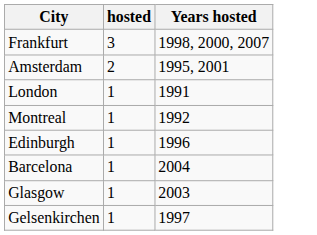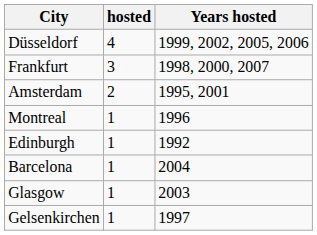+ row: (43, 42)
- row: (33, 92)
(174, 117) 1992 -> (174, 117) 1996
(174, 142) 1996 -> (174, 142) 1992
